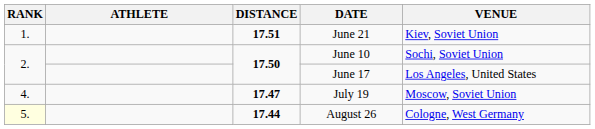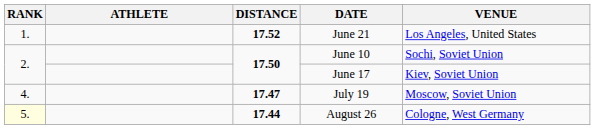(266, 34) 17.51 -> (266, 34) 17.52
(452, 34) Kiev, Soviet Union -> (471, 34) Los Angeles, United States
(471, 74) Los Angeles, United States -> (452, 74) Kiev, Soviet Union
